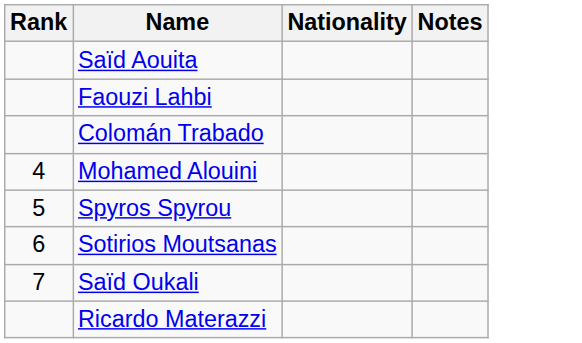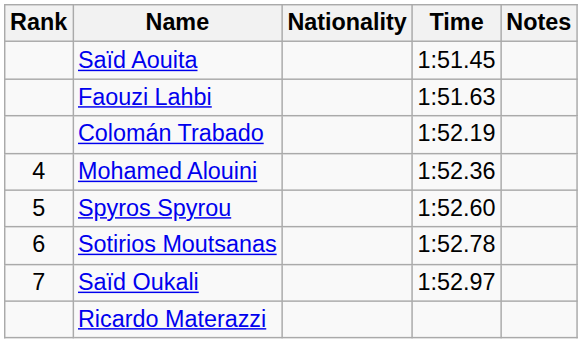+ column: (457, 23)
